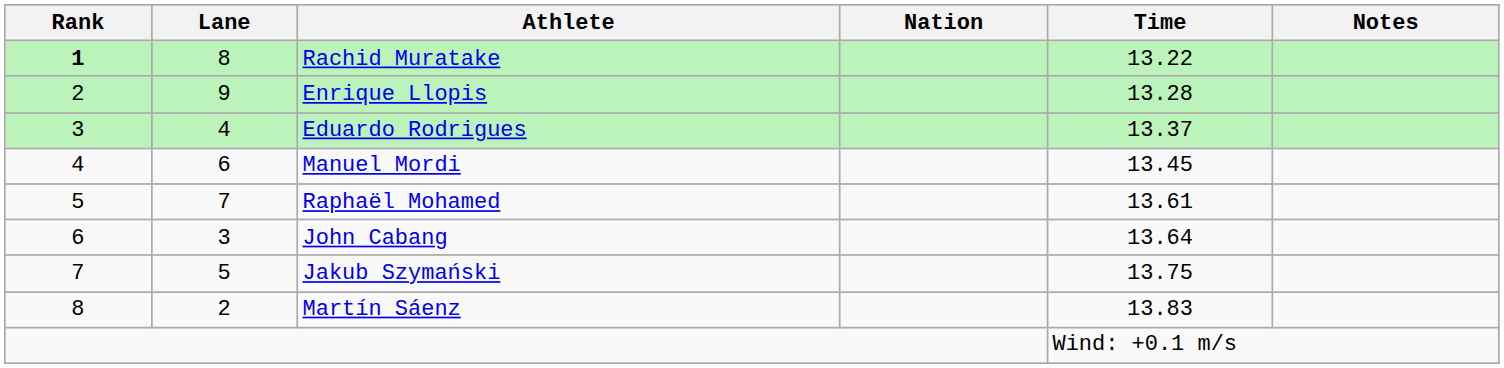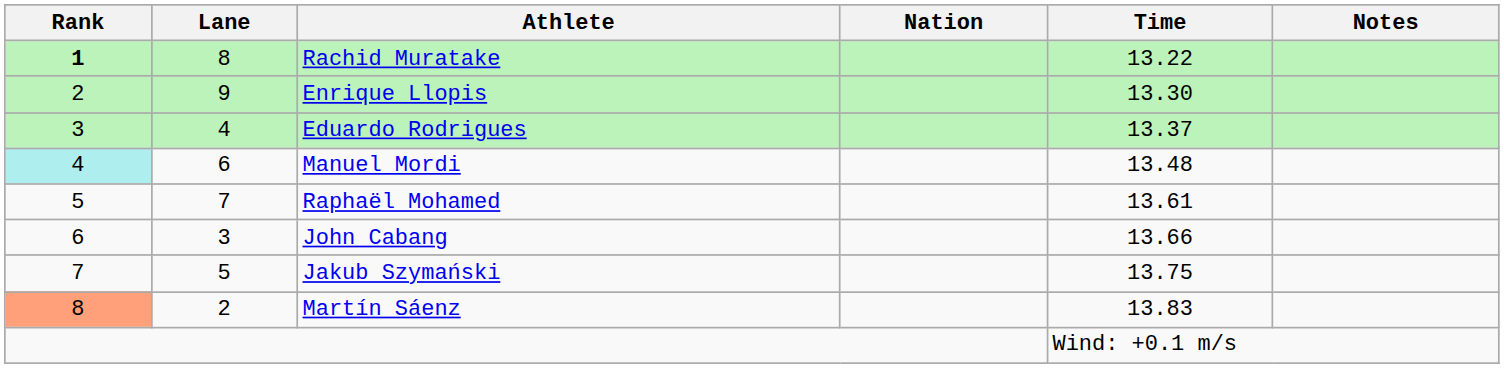(1160, 94) 13.28 -> (1160, 94) 13.30
(78, 166) no background -> (78, 166) paleturquoise background
(1160, 166) 13.45 -> (1160, 166) 13.48
(1160, 238) 13.64 -> (1160, 238) 13.66
(78, 309) no background -> (78, 309) lightsalmon background
